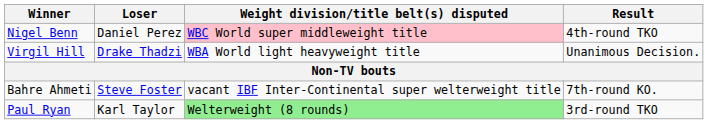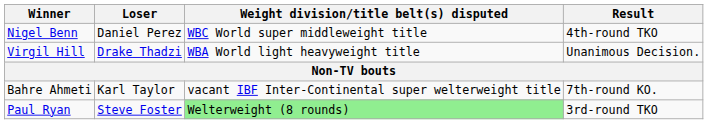(307, 33) pink background -> (307, 33) no background
(140, 90) Steve Foster -> (136, 90) Karl Taylor
(136, 109) Karl Taylor -> (140, 109) Steve Foster
